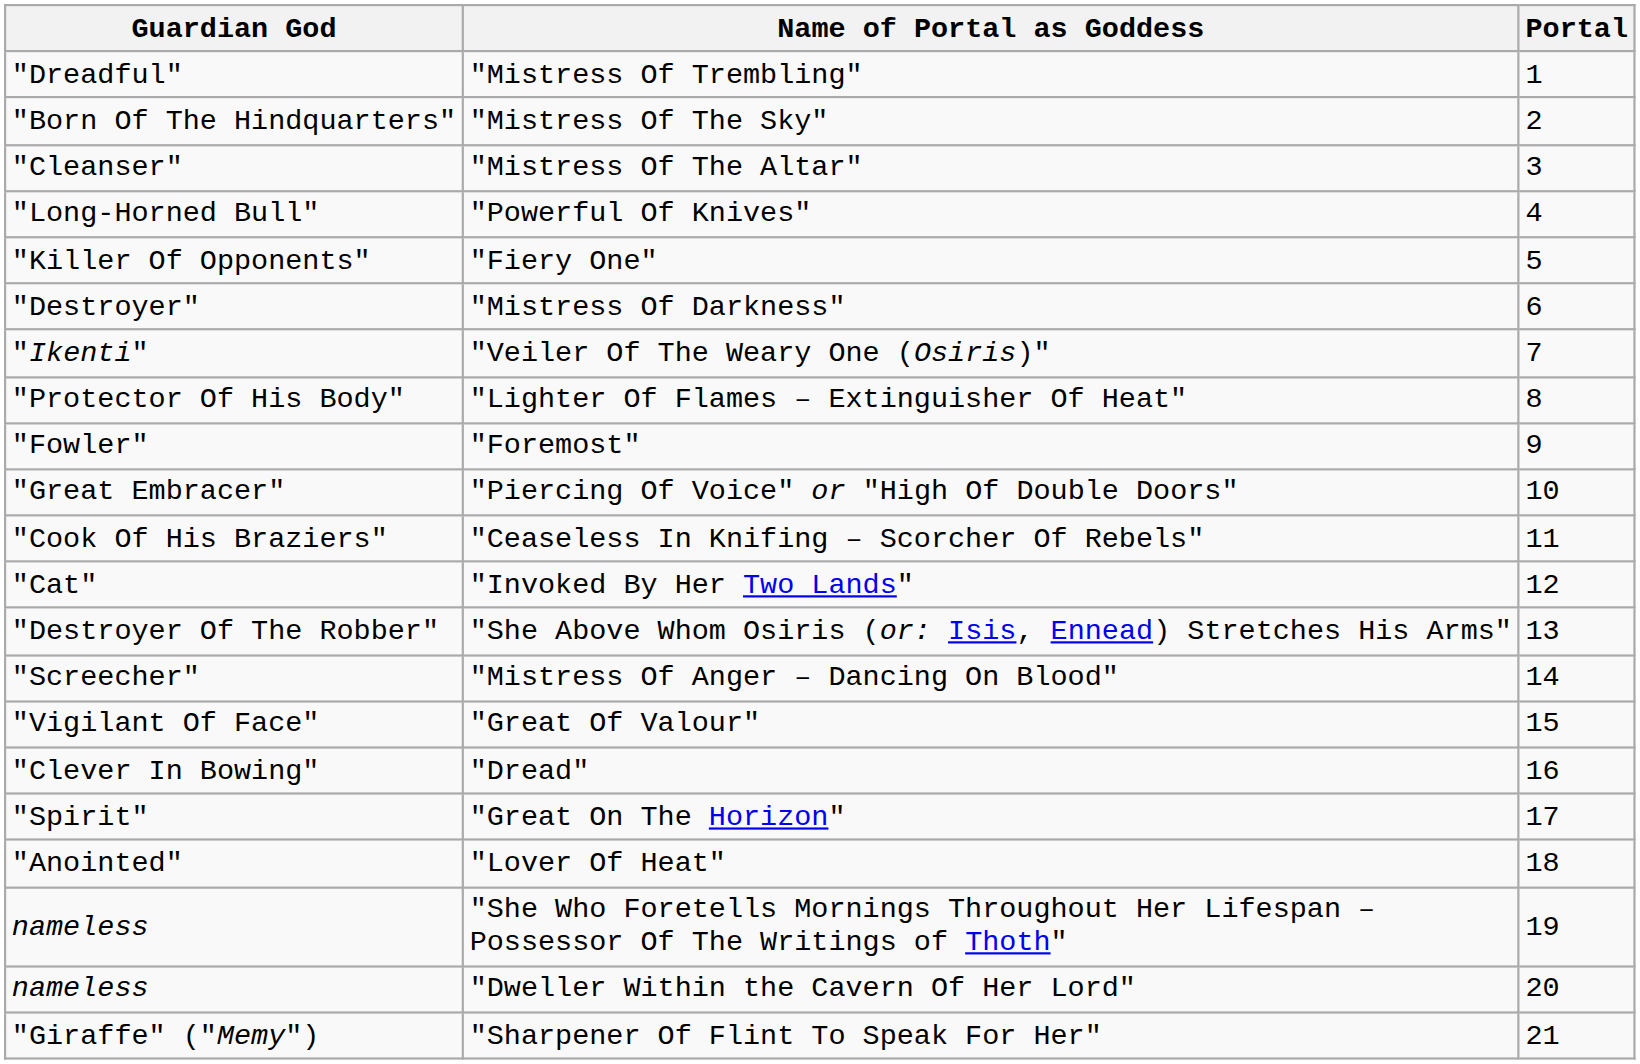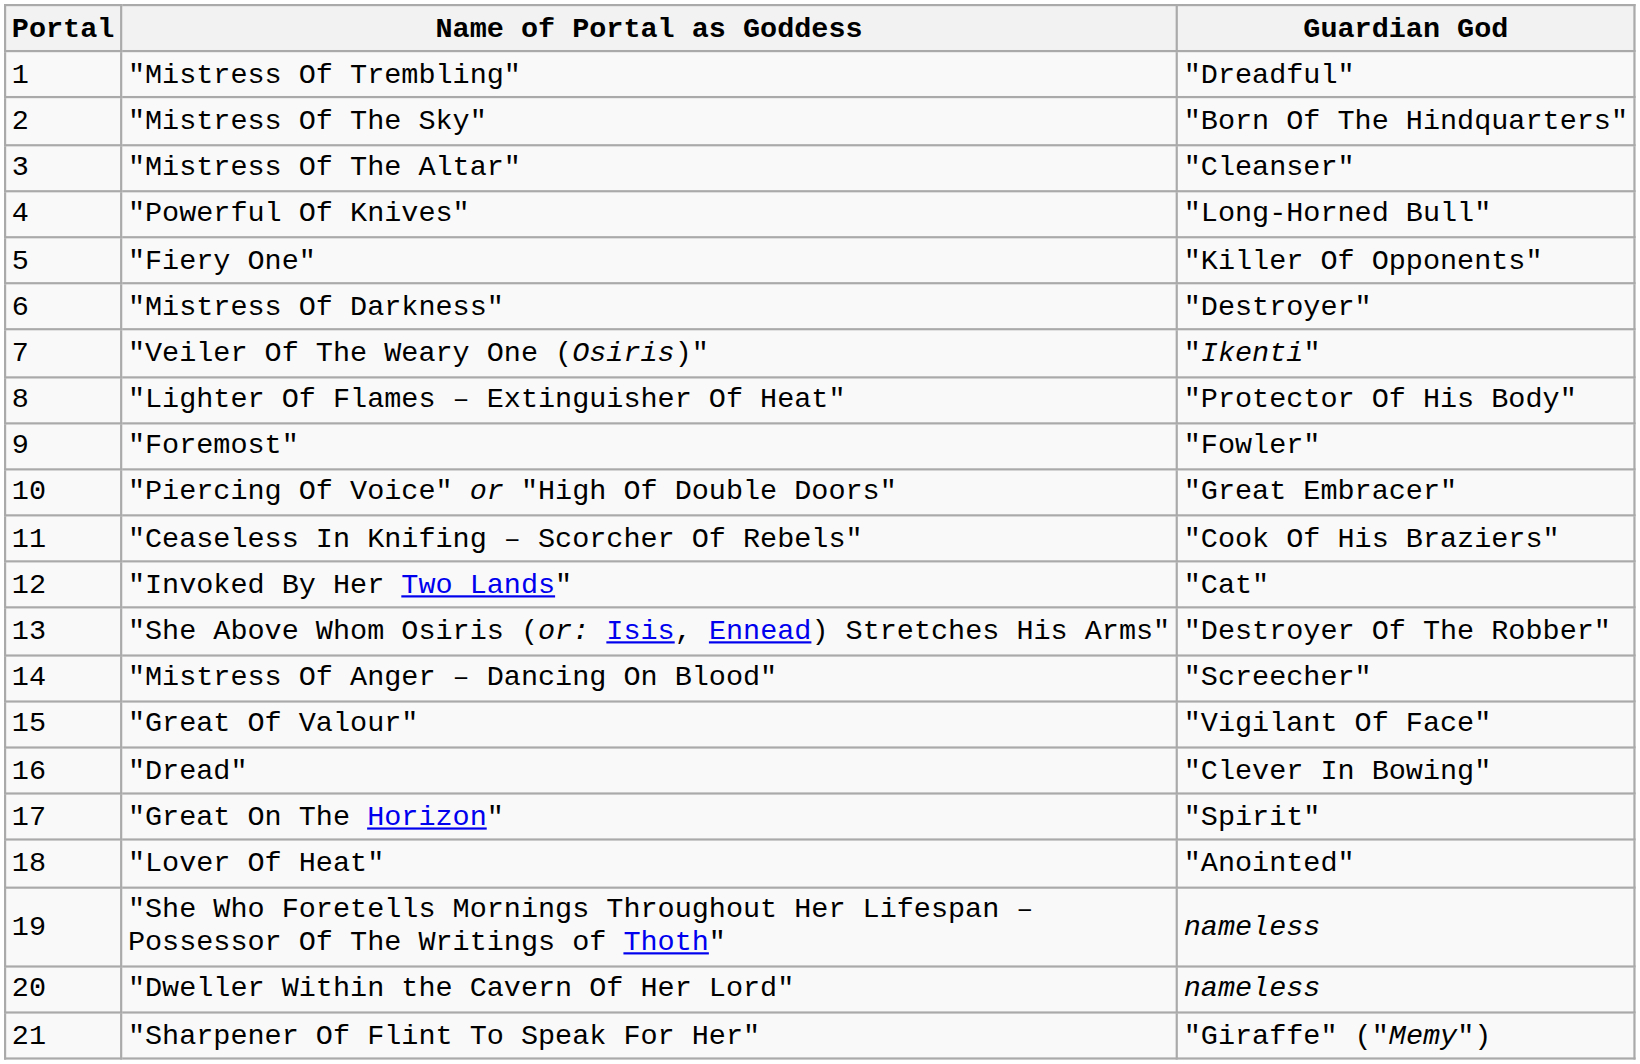columns swapped: (1577, 28) <-> (234, 28)
